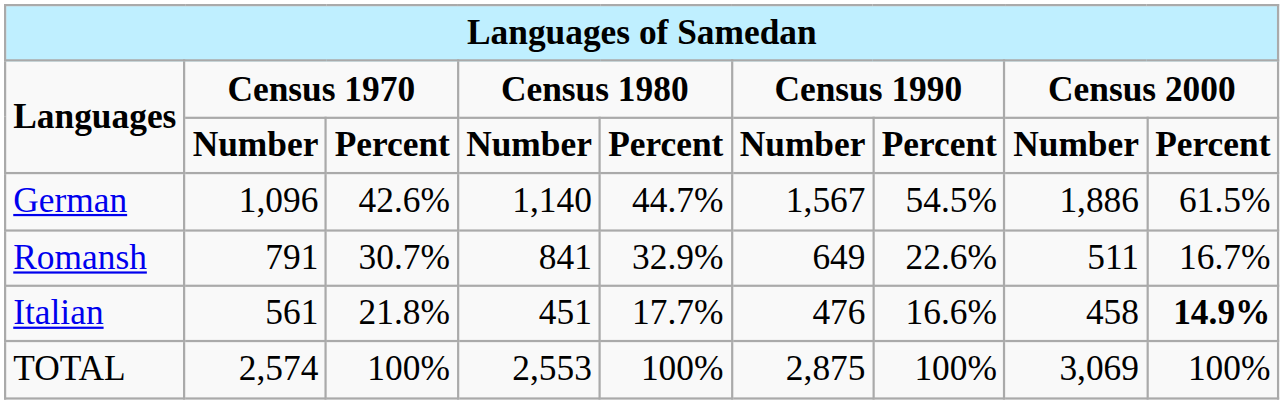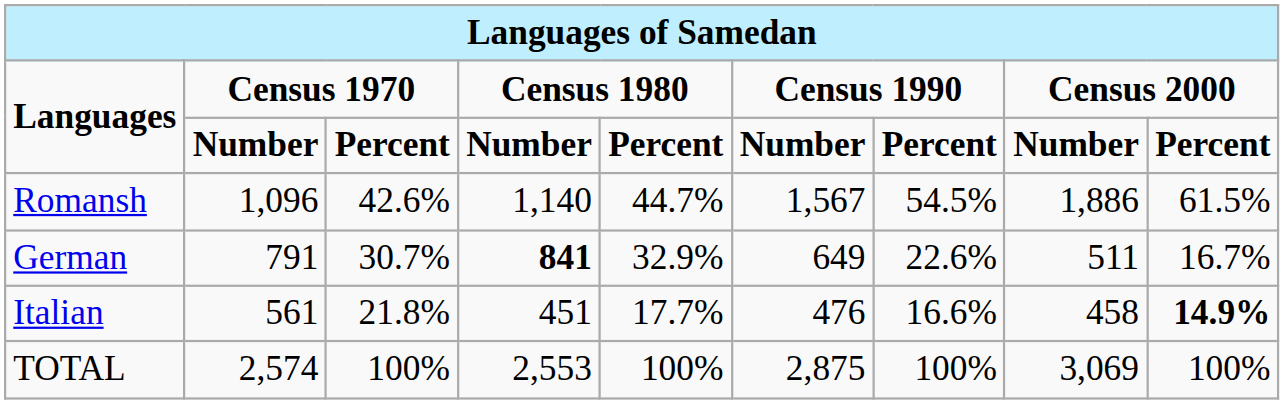(70, 200) German -> (80, 200) Romansh
(80, 256) Romansh -> (70, 256) German
(565, 256) normal -> (565, 256) bold
